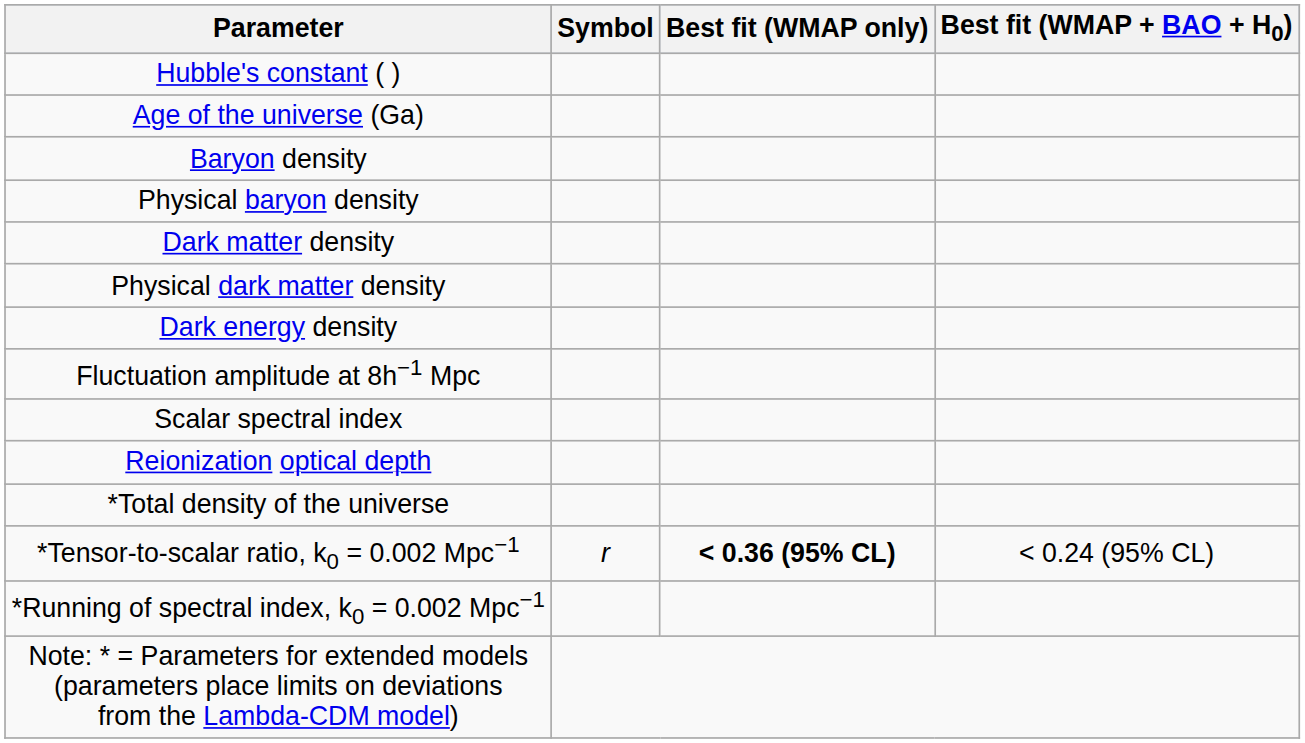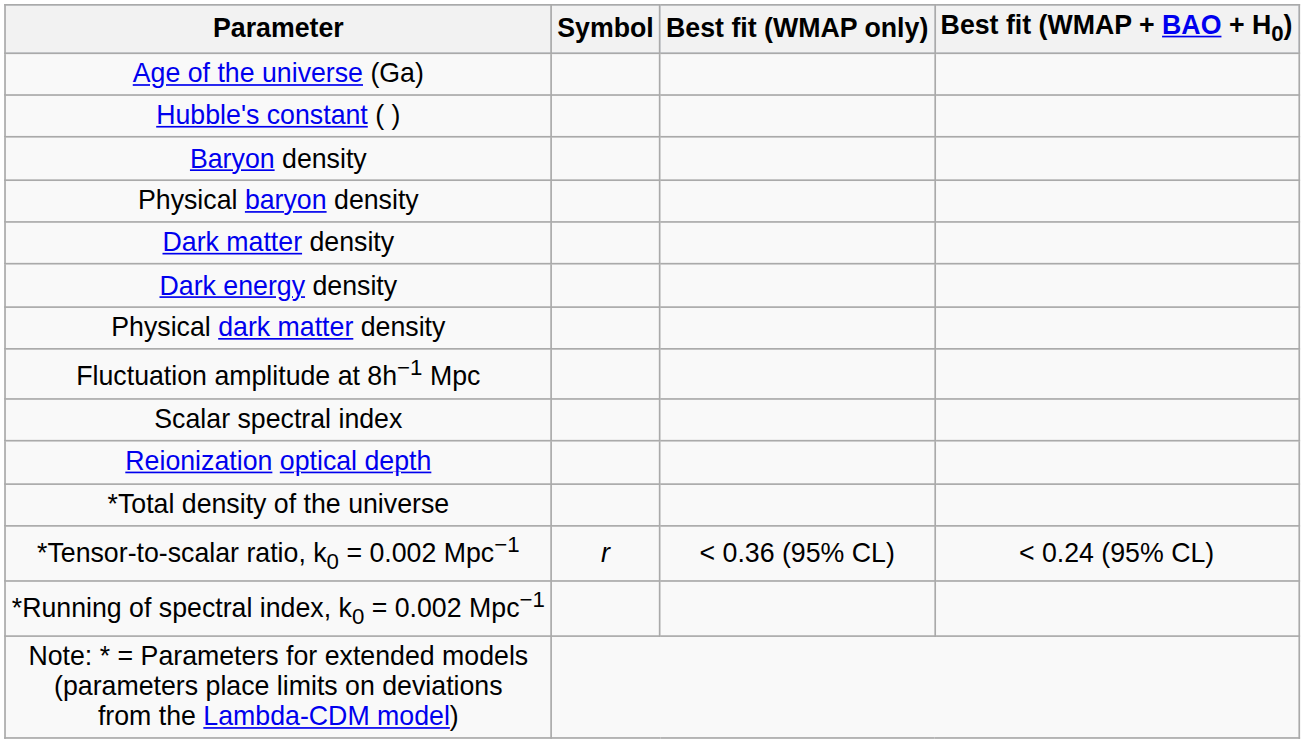rows swapped: (278, 115) <-> (278, 73)
rows swapped: (278, 285) <-> (278, 327)
(797, 553) bold -> (797, 553) normal
